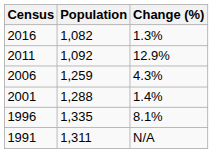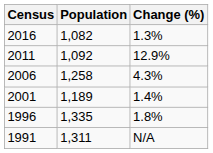(76, 76) 1,259 -> (76, 76) 1,258
(76, 96) 1,288 -> (76, 96) 1,189
(148, 117) 8.1% -> (148, 117) 1.8%
